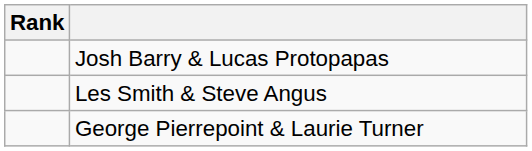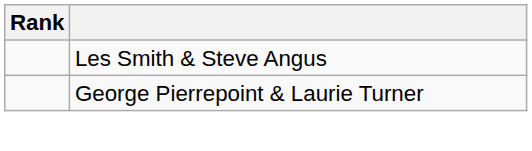- row: (232, 58)
